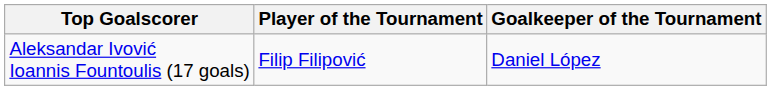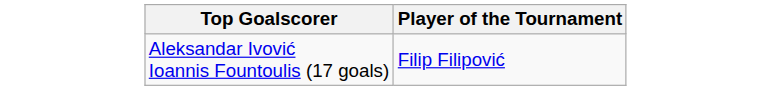- column: (626, 19)
